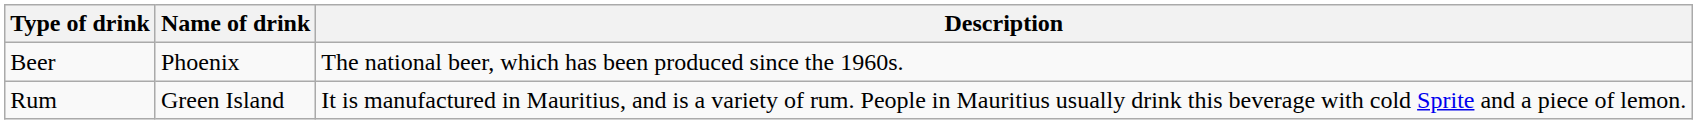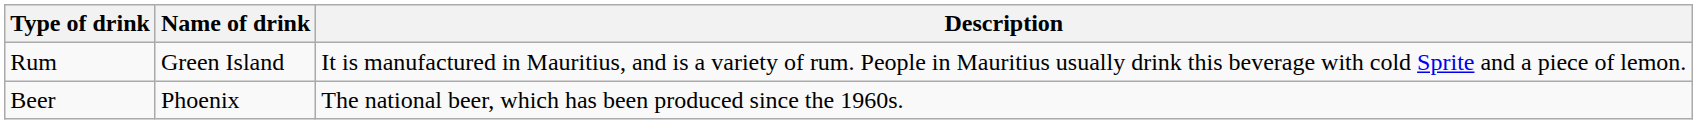rows swapped: (33, 61) <-> (34, 99)
